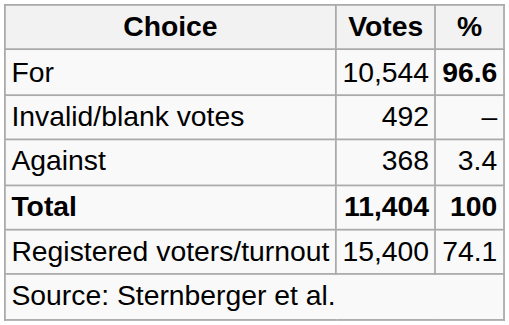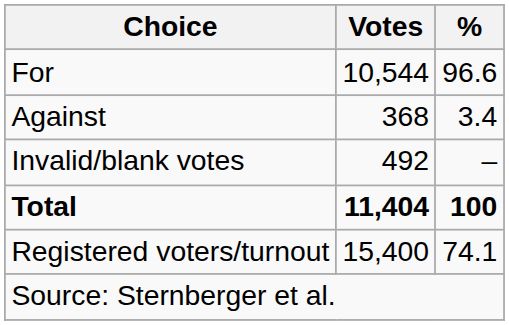(470, 71) bold -> (470, 71) normal
rows swapped: (59, 161) <-> (128, 116)
